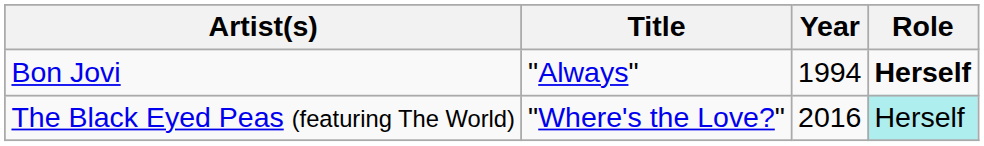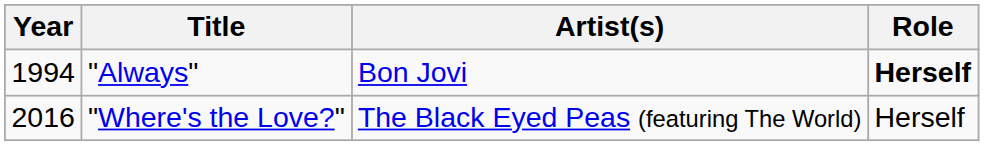columns swapped: (830, 27) <-> (263, 27)
(920, 117) paleturquoise background -> (920, 117) no background
